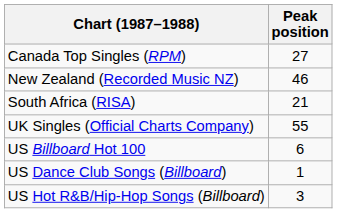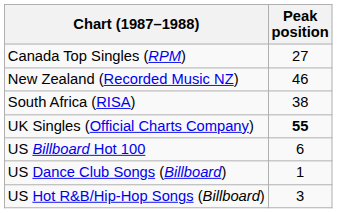(300, 102) 21 -> (300, 102) 38
(300, 126) normal -> (300, 126) bold
